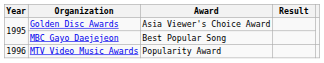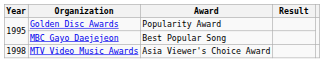(206, 24) Asia Viewer's Choice Award -> (182, 24) Popularity Award
(16, 51) 1996 -> (16, 51) 1998
(182, 51) Popularity Award -> (206, 51) Asia Viewer's Choice Award
